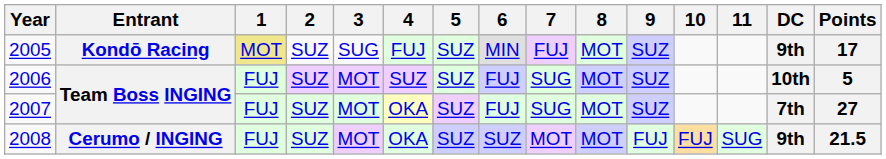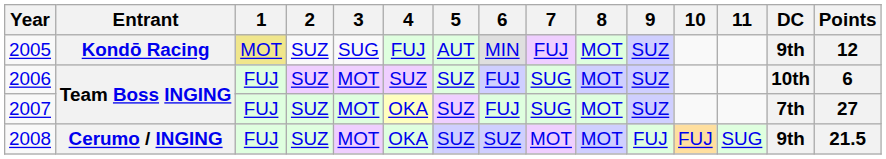(456, 50) SUZ -> (456, 50) AUT
(848, 50) 17 -> (848, 50) 12
(848, 80) 5 -> (848, 80) 6
